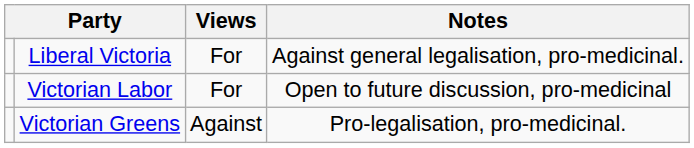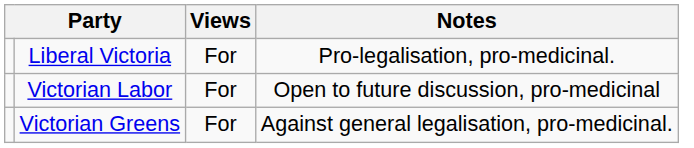(478, 55) Against general legalisation, pro-medicinal. -> (467, 55) Pro-legalisation, pro-medicinal.
(226, 124) Against -> (220, 124) For
(478, 124) Pro-legalisation, pro-medicinal. -> (467, 124) Against general legalisation, pro-medicinal.
